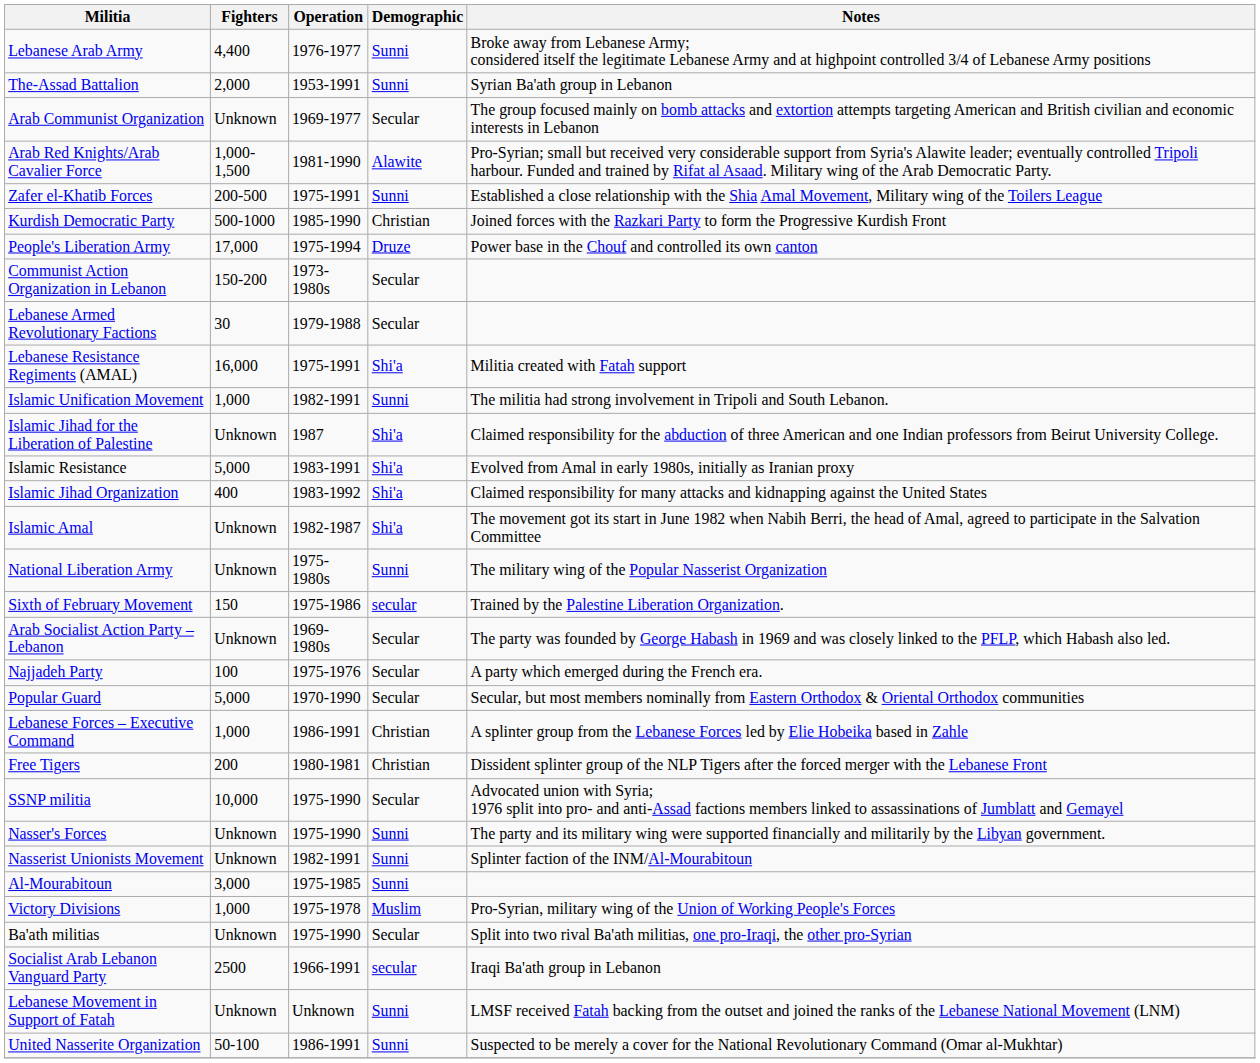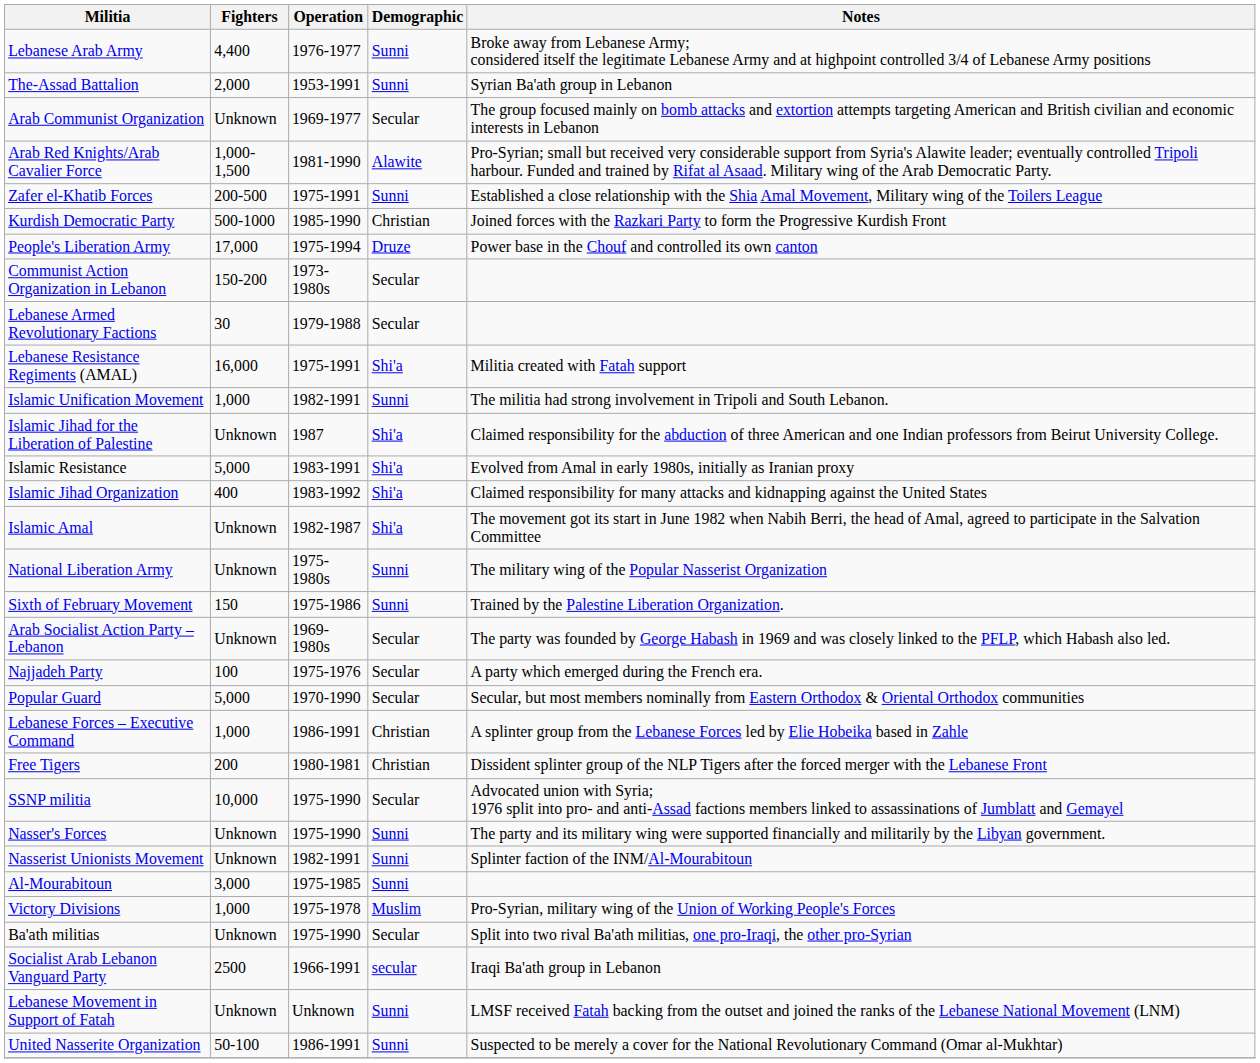(394, 604) secular -> (390, 604) Sunni
